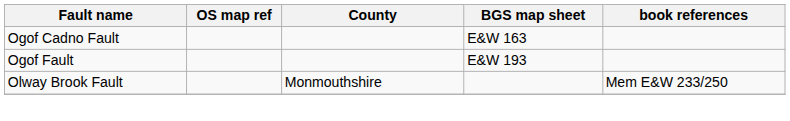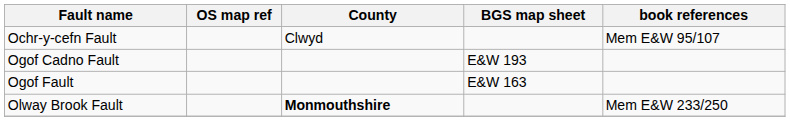+ row: (62, 37)
(497, 37) E&W 163 -> (497, 60) E&W 193
(497, 60) E&W 193 -> (497, 82) E&W 163
(333, 82) normal -> (337, 104) bold
